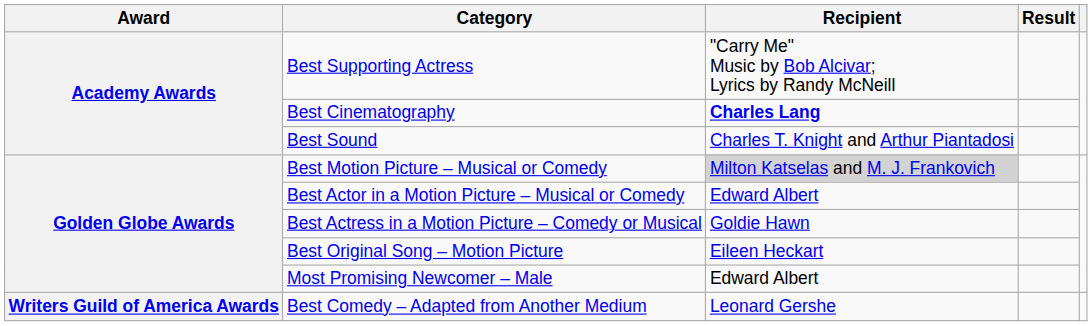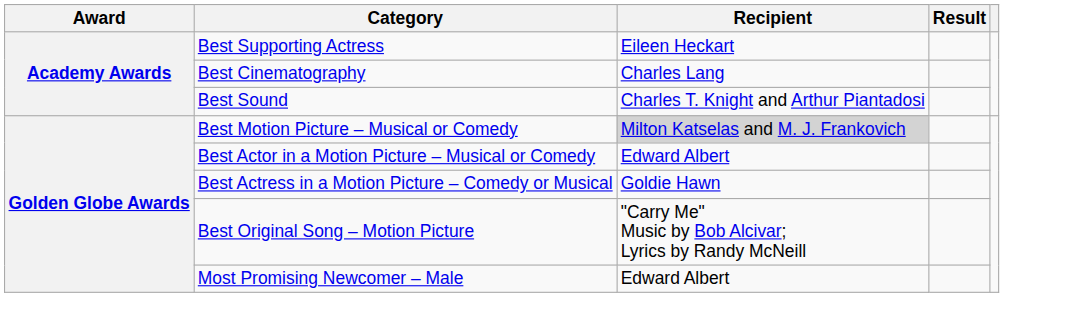(803, 65) "Carry Me" Music by Bob Alcivar; Lyrics by Randy McNeill -> (677, 45) Eileen Heckart
(765, 112) bold -> (673, 73) normal
(767, 251) Eileen Heckart -> (713, 231) "Carry Me" Music by Bob Alcivar; Lyrics by Randy McNeill
- row: (467, 306)
